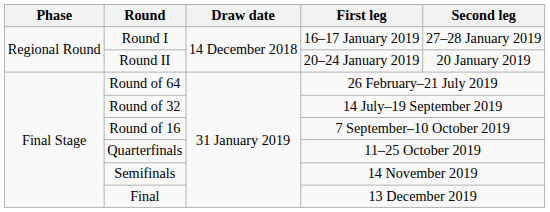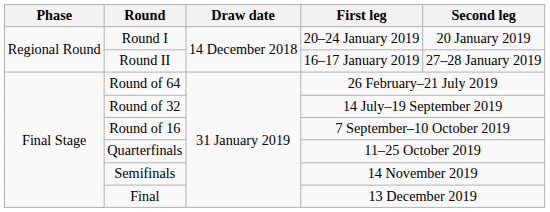(362, 38) 16–17 January 2019 -> (362, 38) 20–24 January 2019
(484, 38) 27–28 January 2019 -> (484, 38) 20 January 2019
(362, 60) 20–24 January 2019 -> (362, 60) 16–17 January 2019
(484, 60) 20 January 2019 -> (484, 60) 27–28 January 2019
